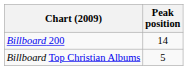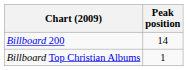(163, 57) 5 -> (163, 57) 1
